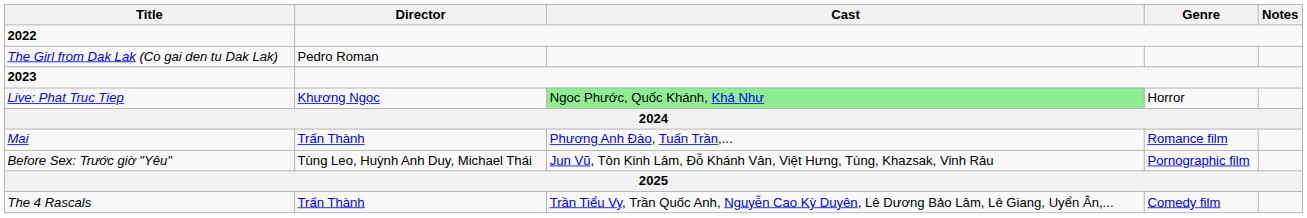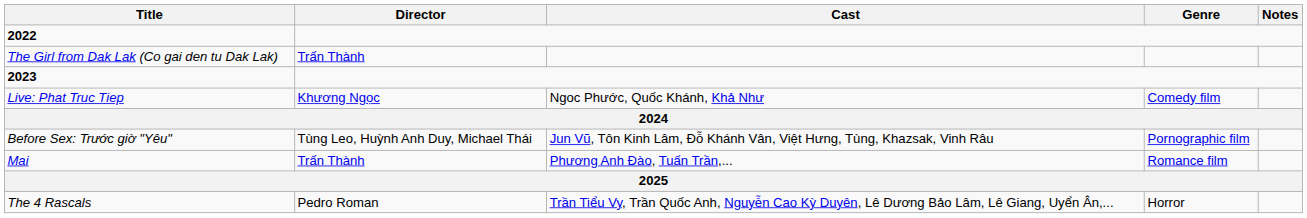(338, 56) Pedro Roman -> (331, 56) Trấn Thành
(657, 98) lightgreen background -> (657, 98) no background
(1166, 98) Horror -> (1184, 98) Comedy film
rows swapped: (18, 139) <-> (90, 160)
(331, 202) Trấn Thành -> (338, 202) Pedro Roman
(1184, 202) Comedy film -> (1166, 202) Horror
